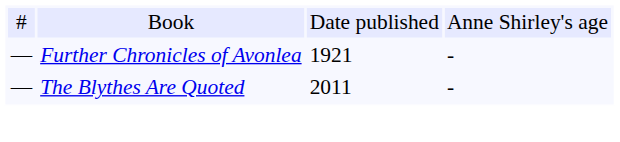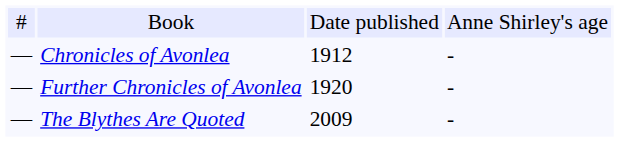+ row: (135, 54)
(331, 54) 1921 -> (331, 86) 1920
(331, 86) 2011 -> (331, 119) 2009
